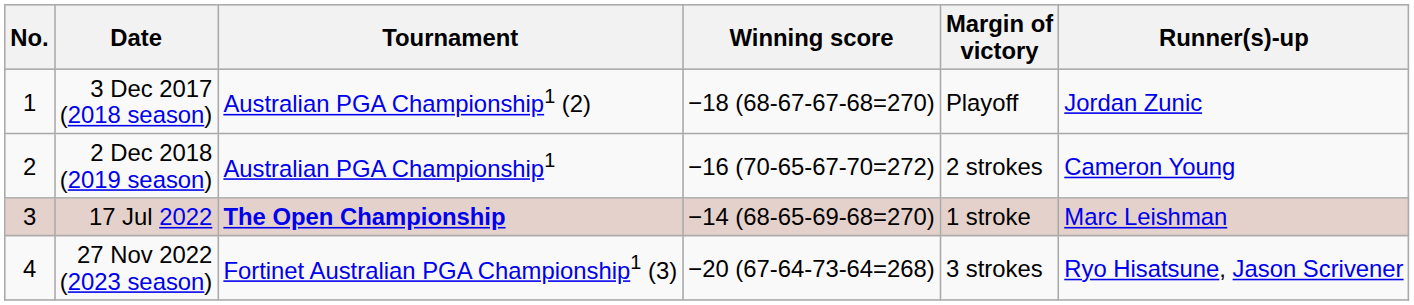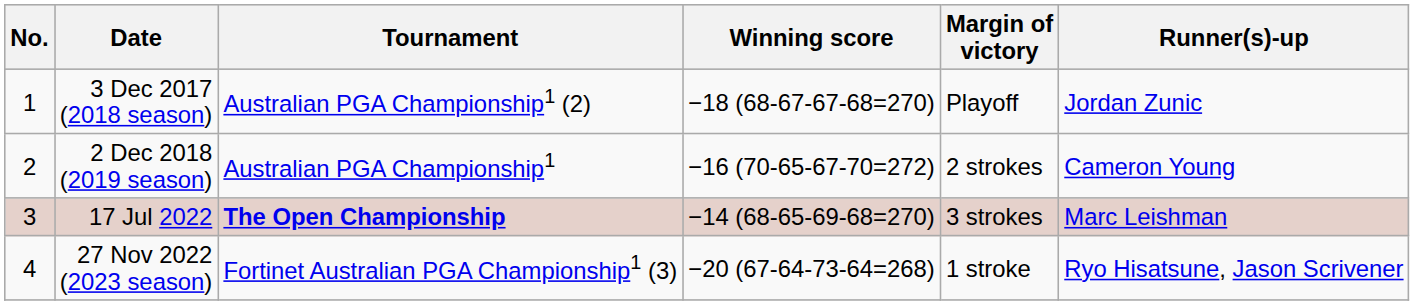(988, 217) 1 stroke -> (994, 217) 3 strokes
(994, 268) 3 strokes -> (988, 268) 1 stroke
